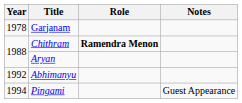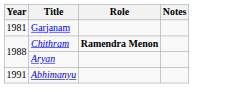(17, 28) 1978 -> (17, 28) 1981
(17, 75) 1992 -> (17, 75) 1991
- row: (48, 91)
